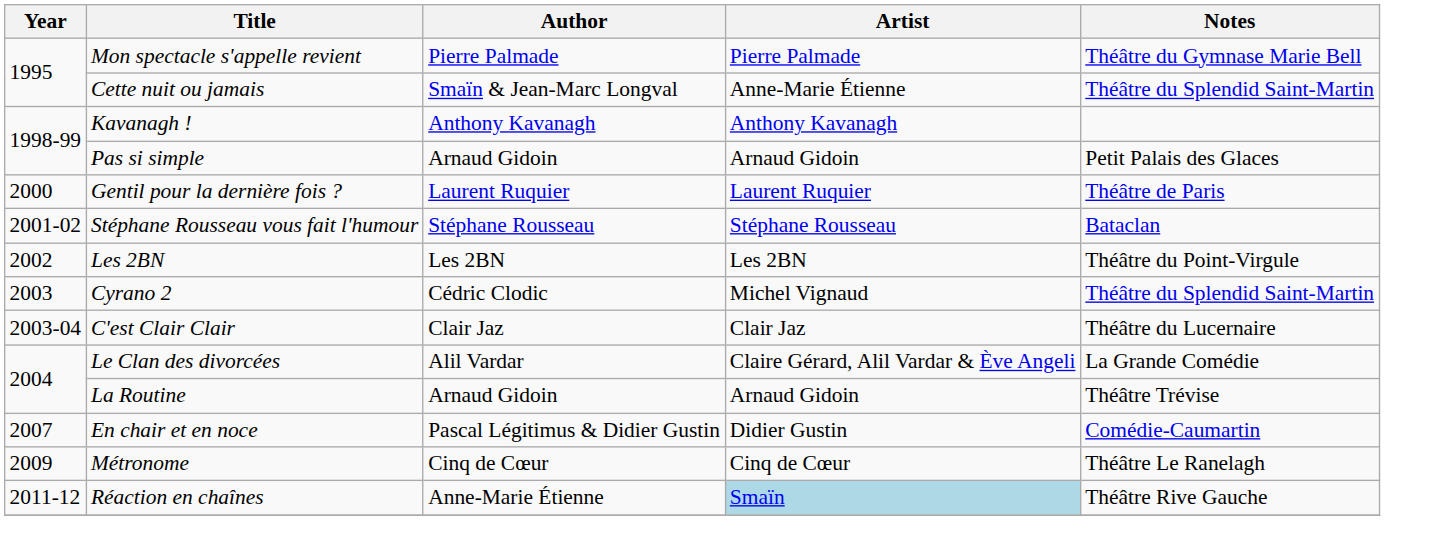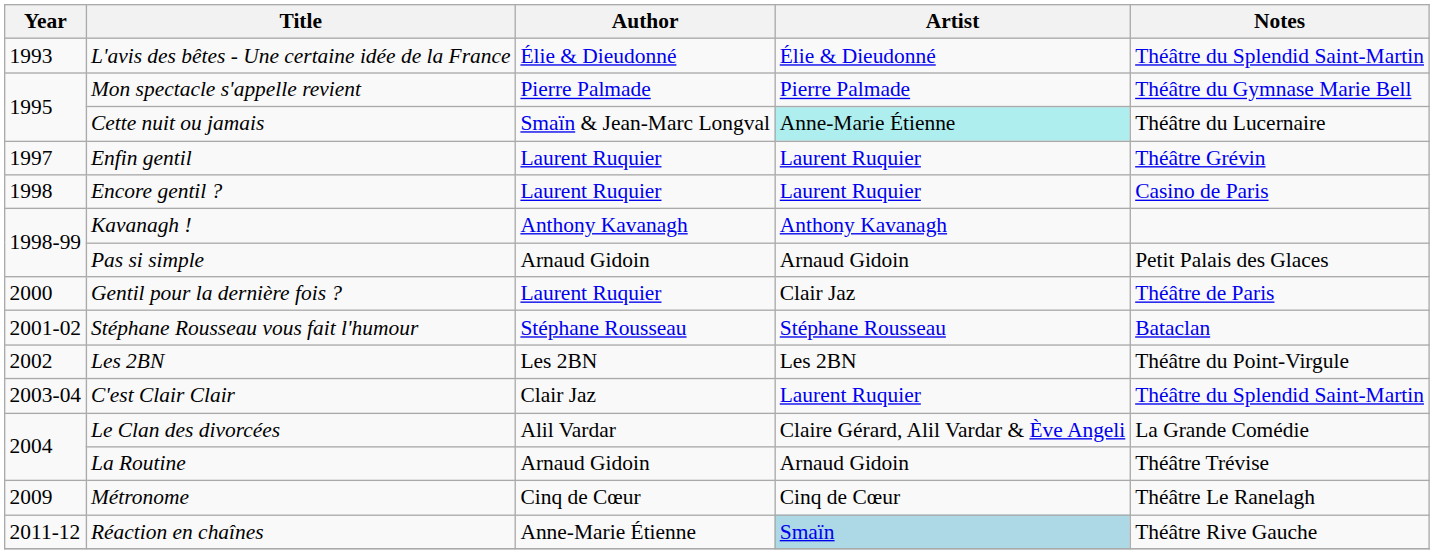+ row: (301, 55)
(818, 89) no background -> (868, 123) paleturquoise background
(1230, 89) Théâtre du Splendid Saint-Martin -> (1230, 123) Théâtre du Lucernaire
+ row: (141, 157)
+ row: (157, 191)
(800, 191) Laurent Ruquier -> (818, 293) Clair Jaz
- row: (131, 293)
(768, 327) Clair Jaz -> (850, 395) Laurent Ruquier
(1181, 327) Théâtre du Lucernaire -> (1280, 395) Théâtre du Splendid Saint-Martin
- row: (174, 429)
